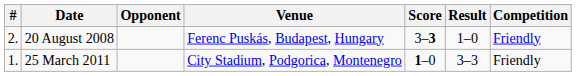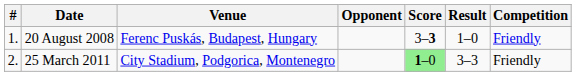columns swapped: (294, 15) <-> (151, 15)
(13, 37) 2. -> (13, 37) 1.
(13, 60) 1. -> (13, 60) 2.
(425, 60) no background -> (425, 60) lightgreen background
